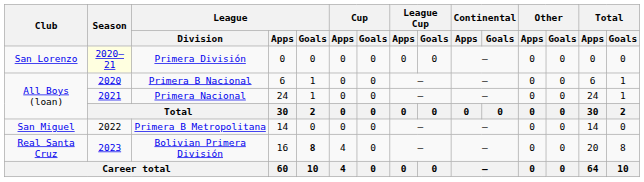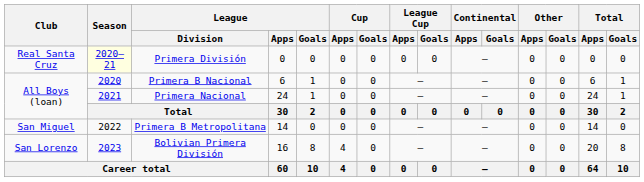(46, 59) San Lorenzo -> (46, 59) Real Santa Cruz
(46, 148) Real Santa Cruz -> (46, 148) San Lorenzo
(313, 148) bold -> (313, 148) normal
